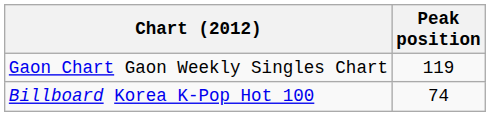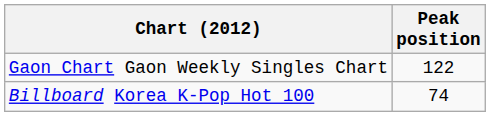(438, 68) 119 -> (438, 68) 122
